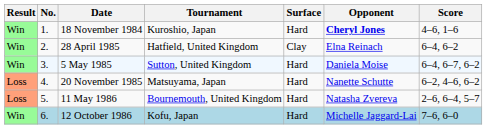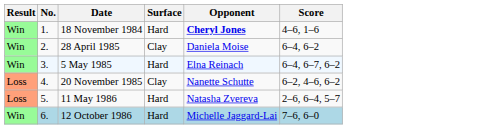- column: (214, 12)
(354, 46) Elna Reinach -> (218, 46) Daniela Moise
(357, 63) Daniela Moise -> (215, 63) Elna Reinach
(297, 81) Hard -> (157, 81) Clay
